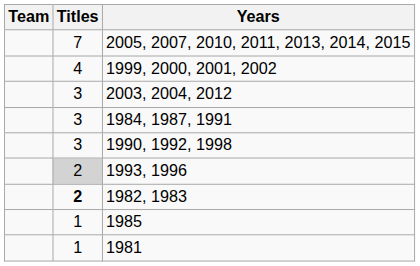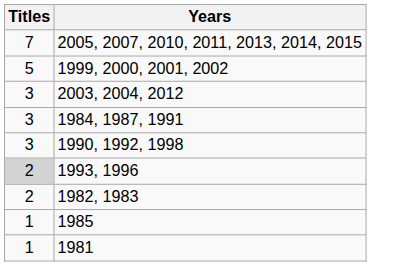- column: (29, 17)
(78, 68) 4 -> (29, 68) 5
(78, 196) bold -> (29, 196) normal
